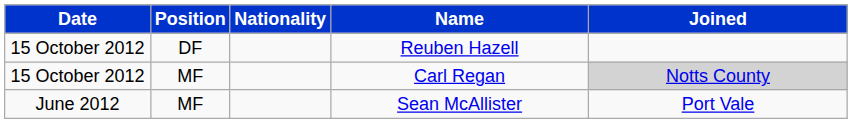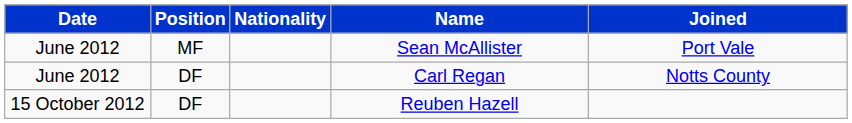rows swapped: (460, 105) <-> (460, 48)
(78, 76) 15 October 2012 -> (78, 76) June 2012
(190, 76) MF -> (190, 76) DF
(718, 76) lightgrey background -> (718, 76) no background
